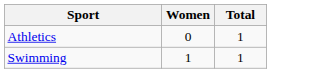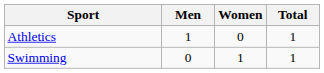+ column: (188, 15)
